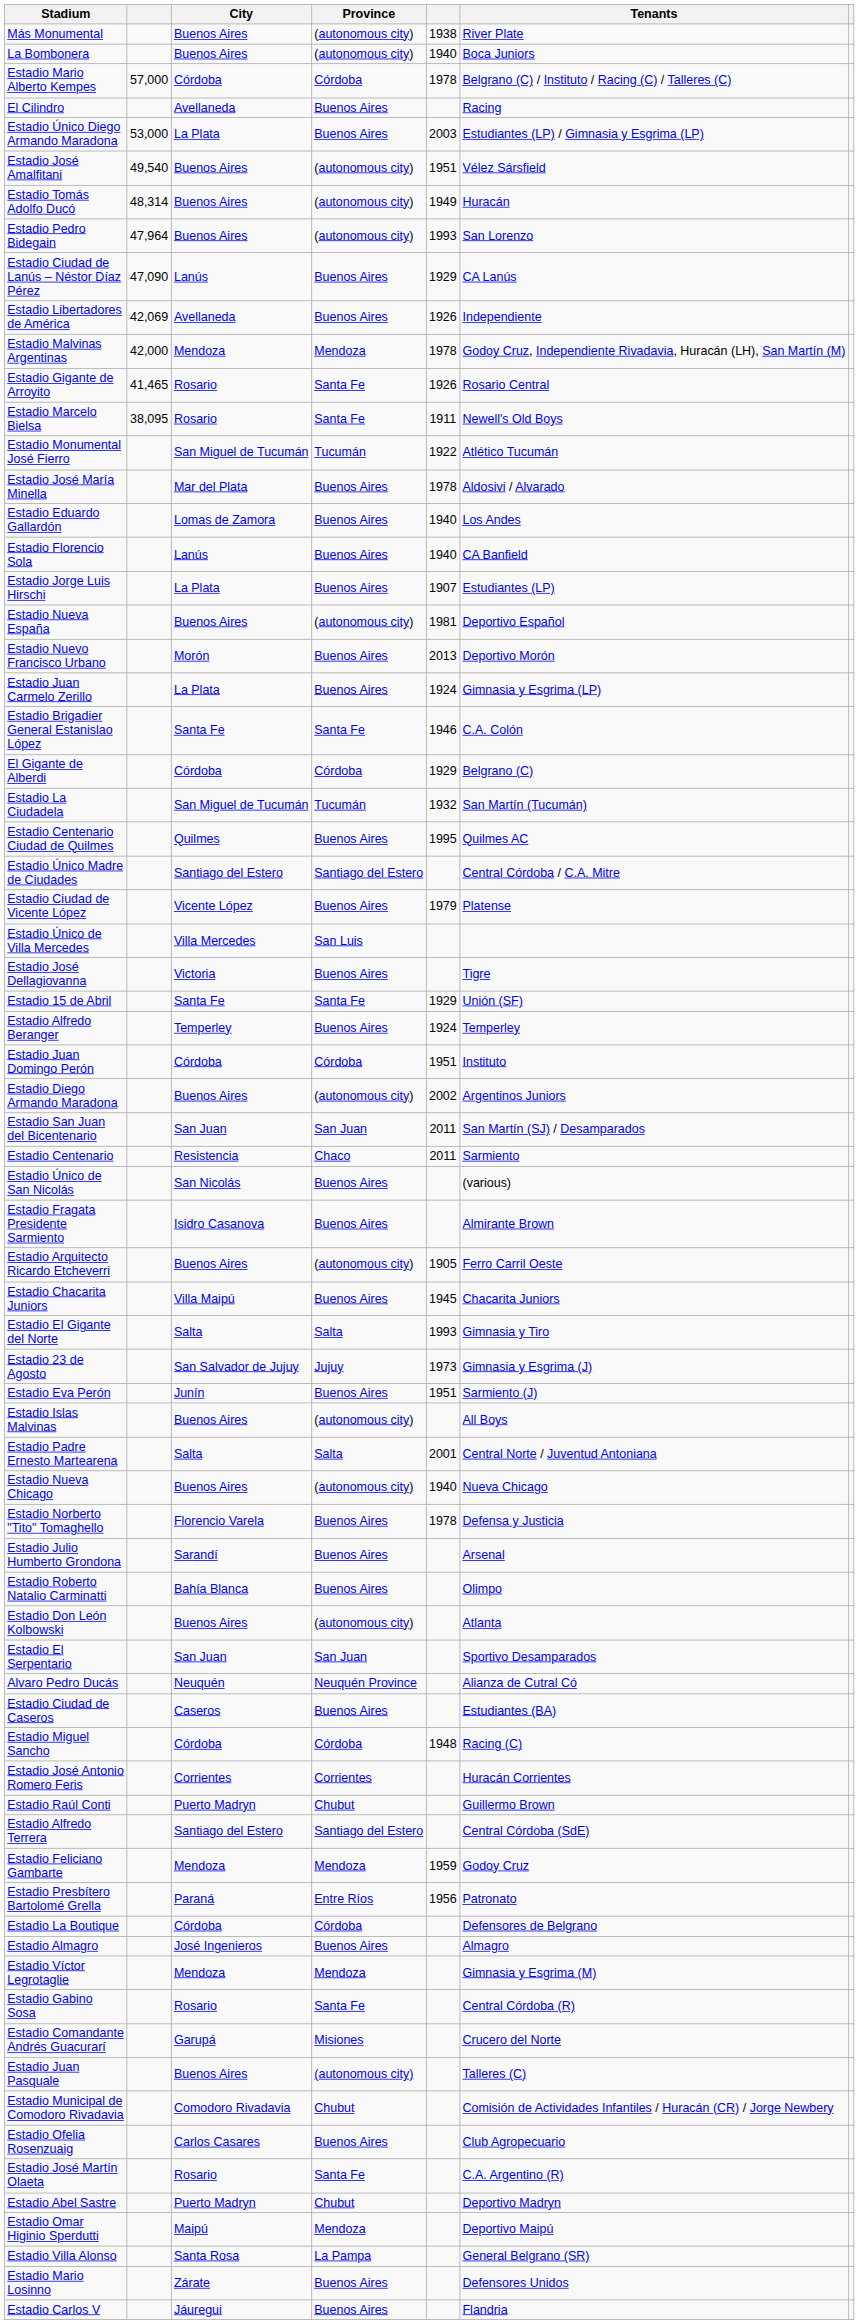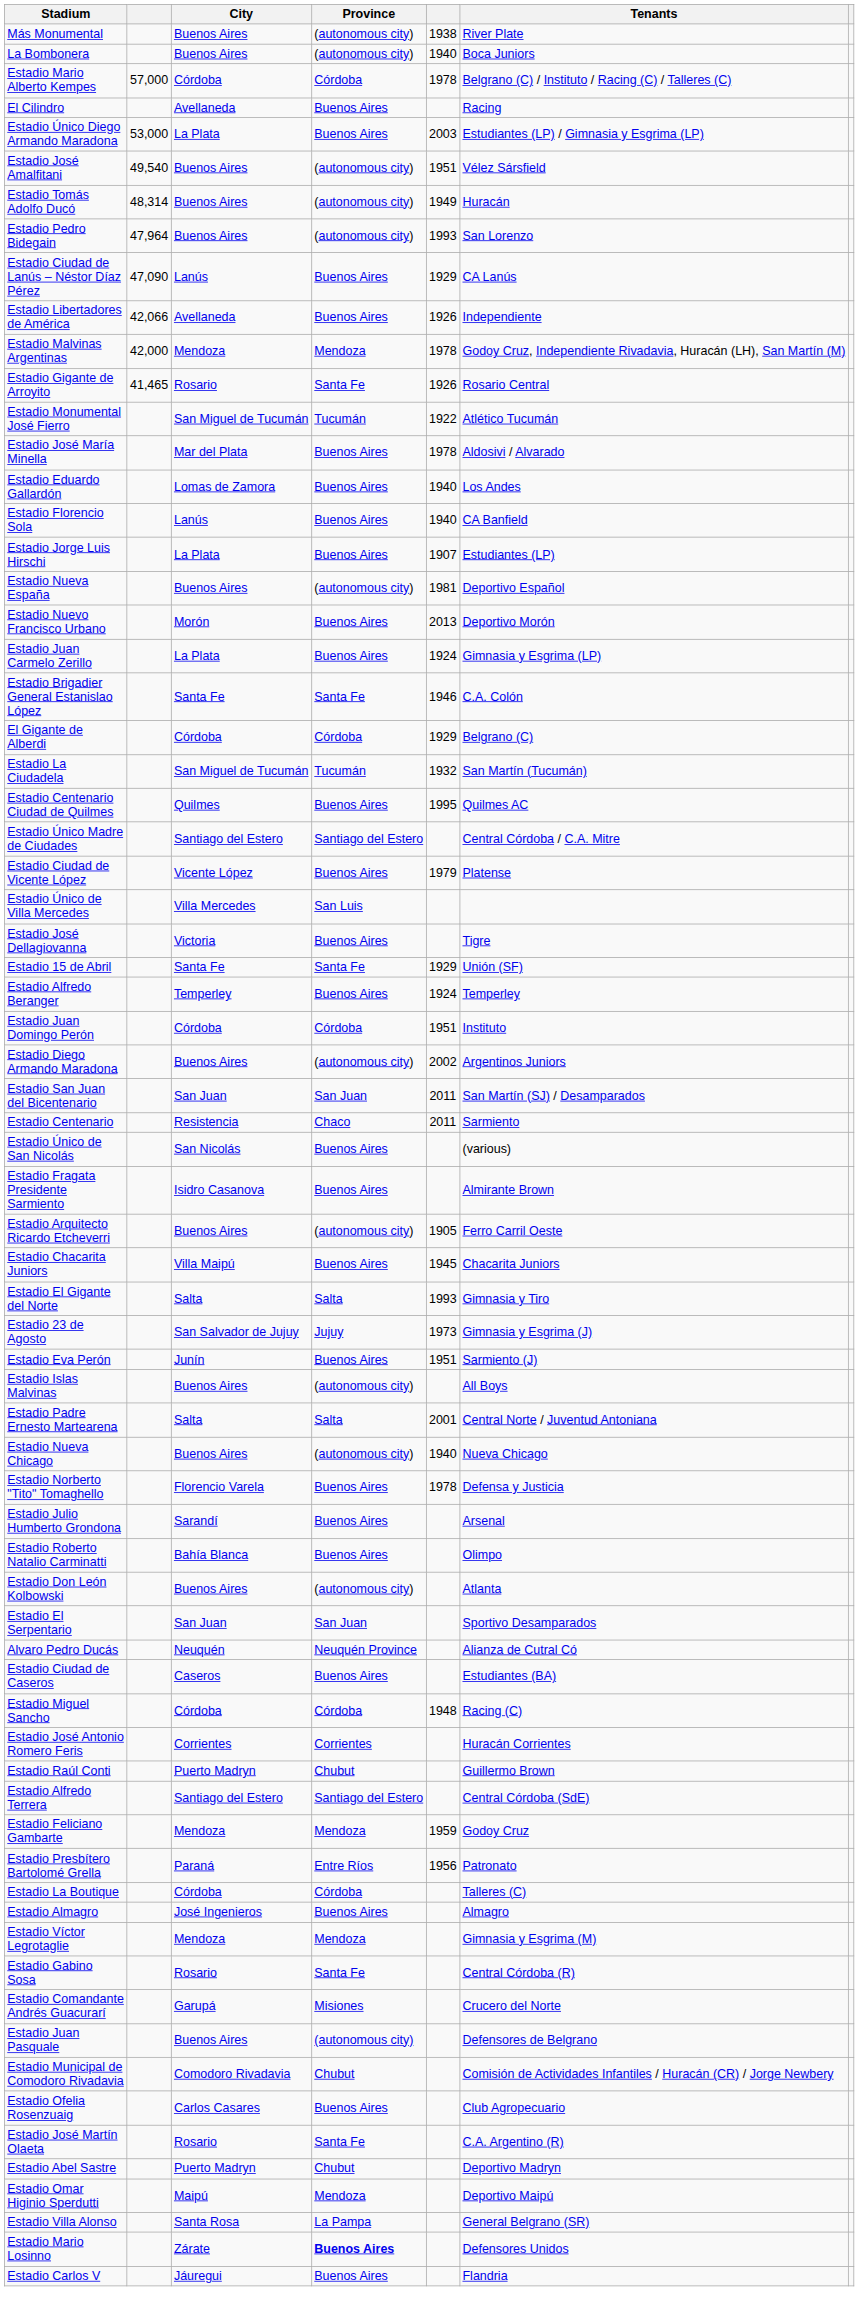(149, 317) 42,069 -> (149, 317) 42,066
- row: (52, 419)
(530, 1926) Defensores de Belgrano -> (494, 1892) Talleres (C)
(494, 2074) Talleres (C) -> (530, 2040) Defensores de Belgrano
(351, 2283) normal -> (354, 2249) bold
